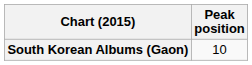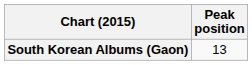(220, 49) 10 -> (220, 49) 13
